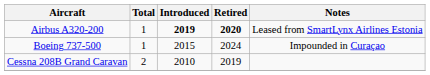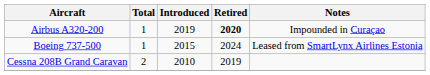(185, 29) bold -> (185, 29) normal
(337, 29) Leased from SmartLynx Airlines Estonia -> (337, 29) Impounded in Curaçao
(337, 45) Impounded in Curaçao -> (337, 45) Leased from SmartLynx Airlines Estonia
